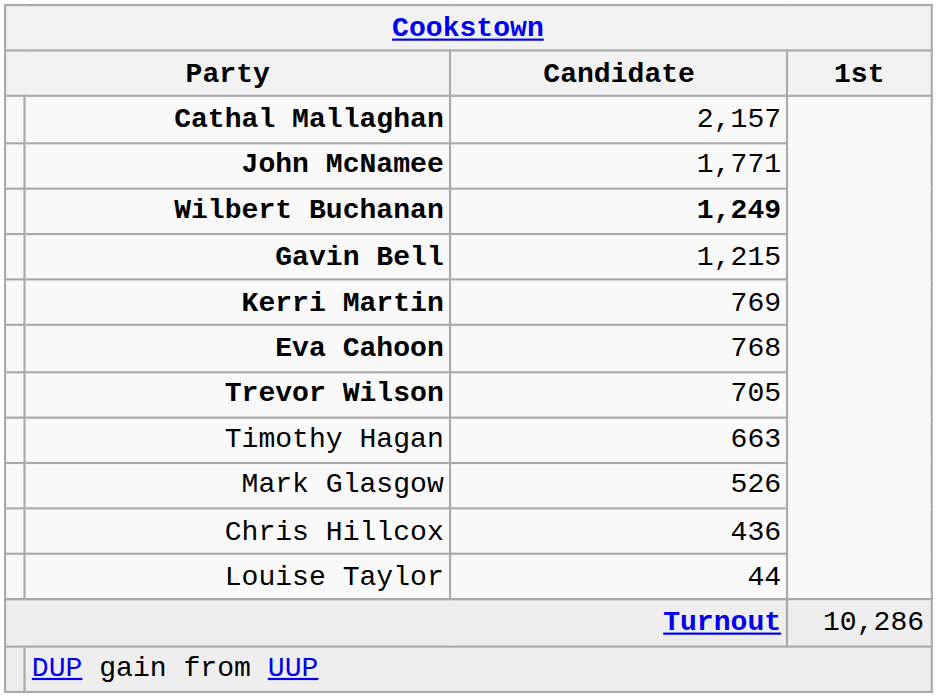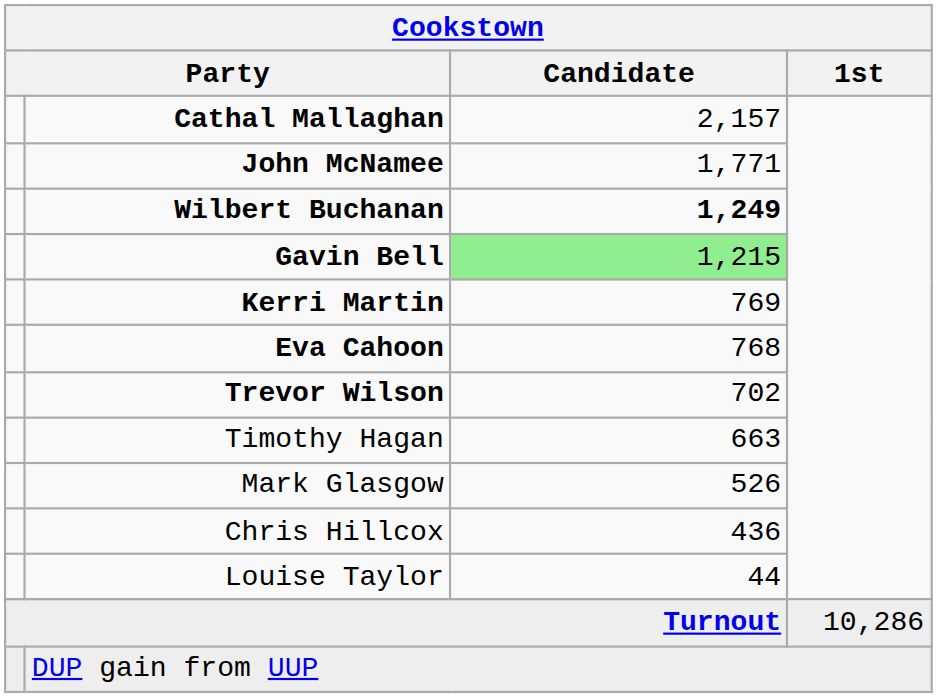(739, 257) no background -> (739, 257) lightgreen background
(756, 394) 705 -> (756, 394) 702
